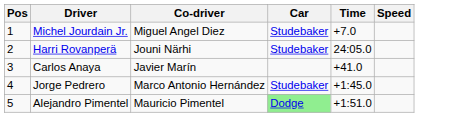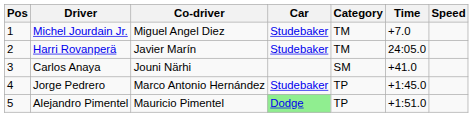+ column: (358, 13)
(162, 49) Jouni Närhi -> (165, 49) Javier Marín
(165, 67) Javier Marín -> (162, 67) Jouni Närhi
